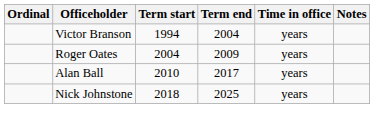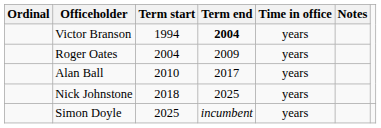(226, 34) normal -> (227, 34) bold
+ row: (88, 113)
